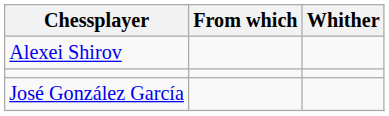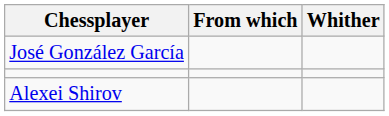rows swapped: (97, 93) <-> (66, 52)
